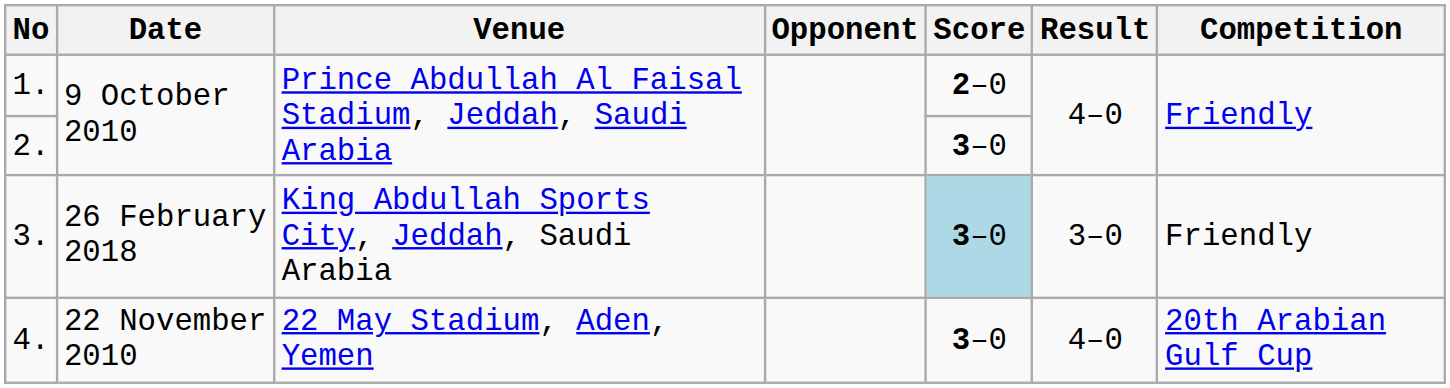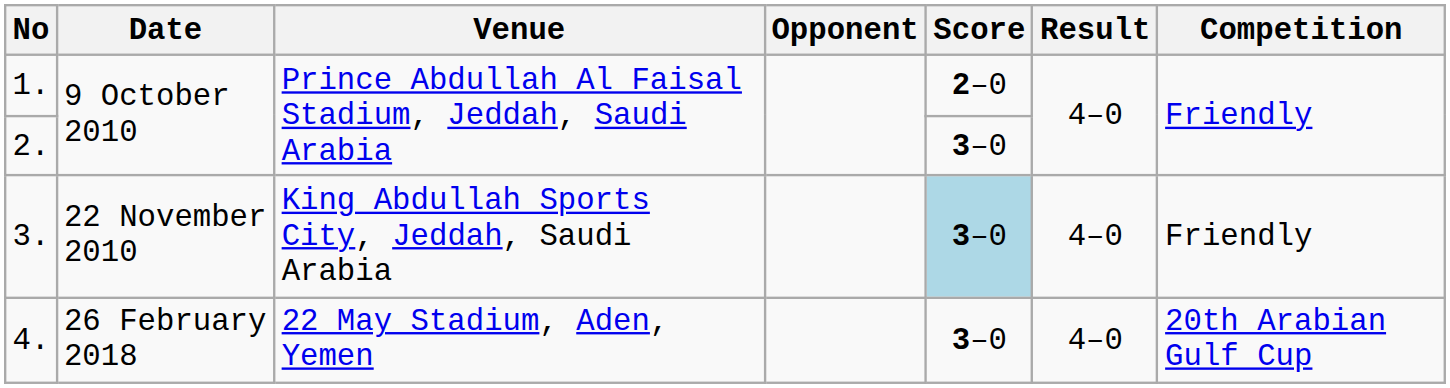(165, 236) 26 February 2018 -> (165, 236) 22 November 2010
(1095, 236) 3–0 -> (1095, 236) 4–0
(165, 339) 22 November 2010 -> (165, 339) 26 February 2018
